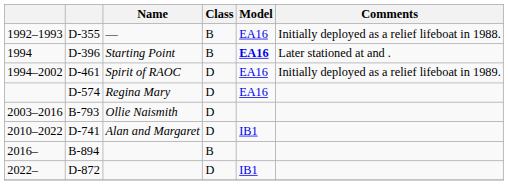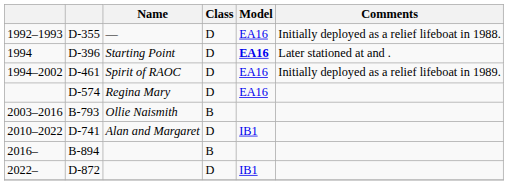(210, 33) B -> (210, 33) D
(210, 53) B -> (210, 53) D
(210, 111) D -> (210, 111) B
